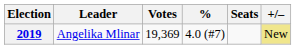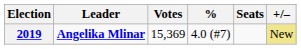(98, 34) normal -> (101, 34) bold
(162, 34) 19,369 -> (168, 34) 15,369
